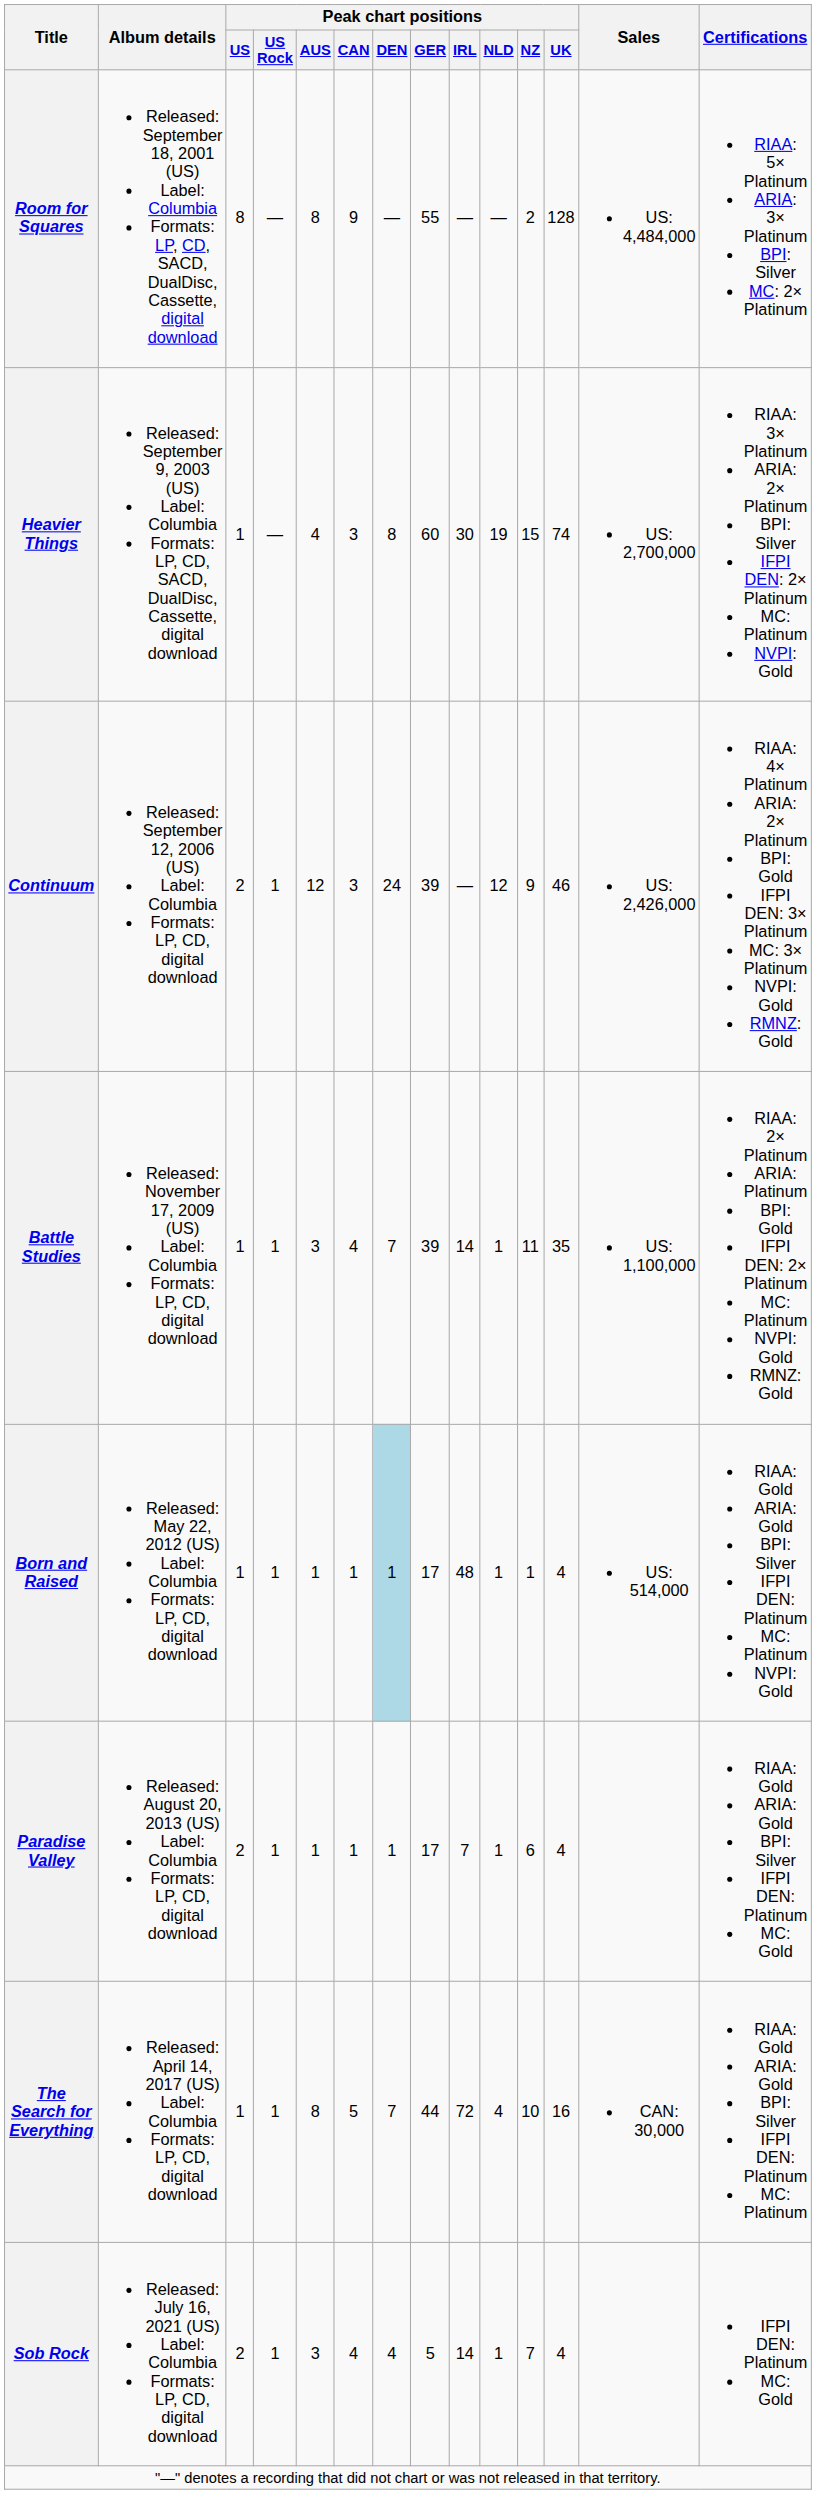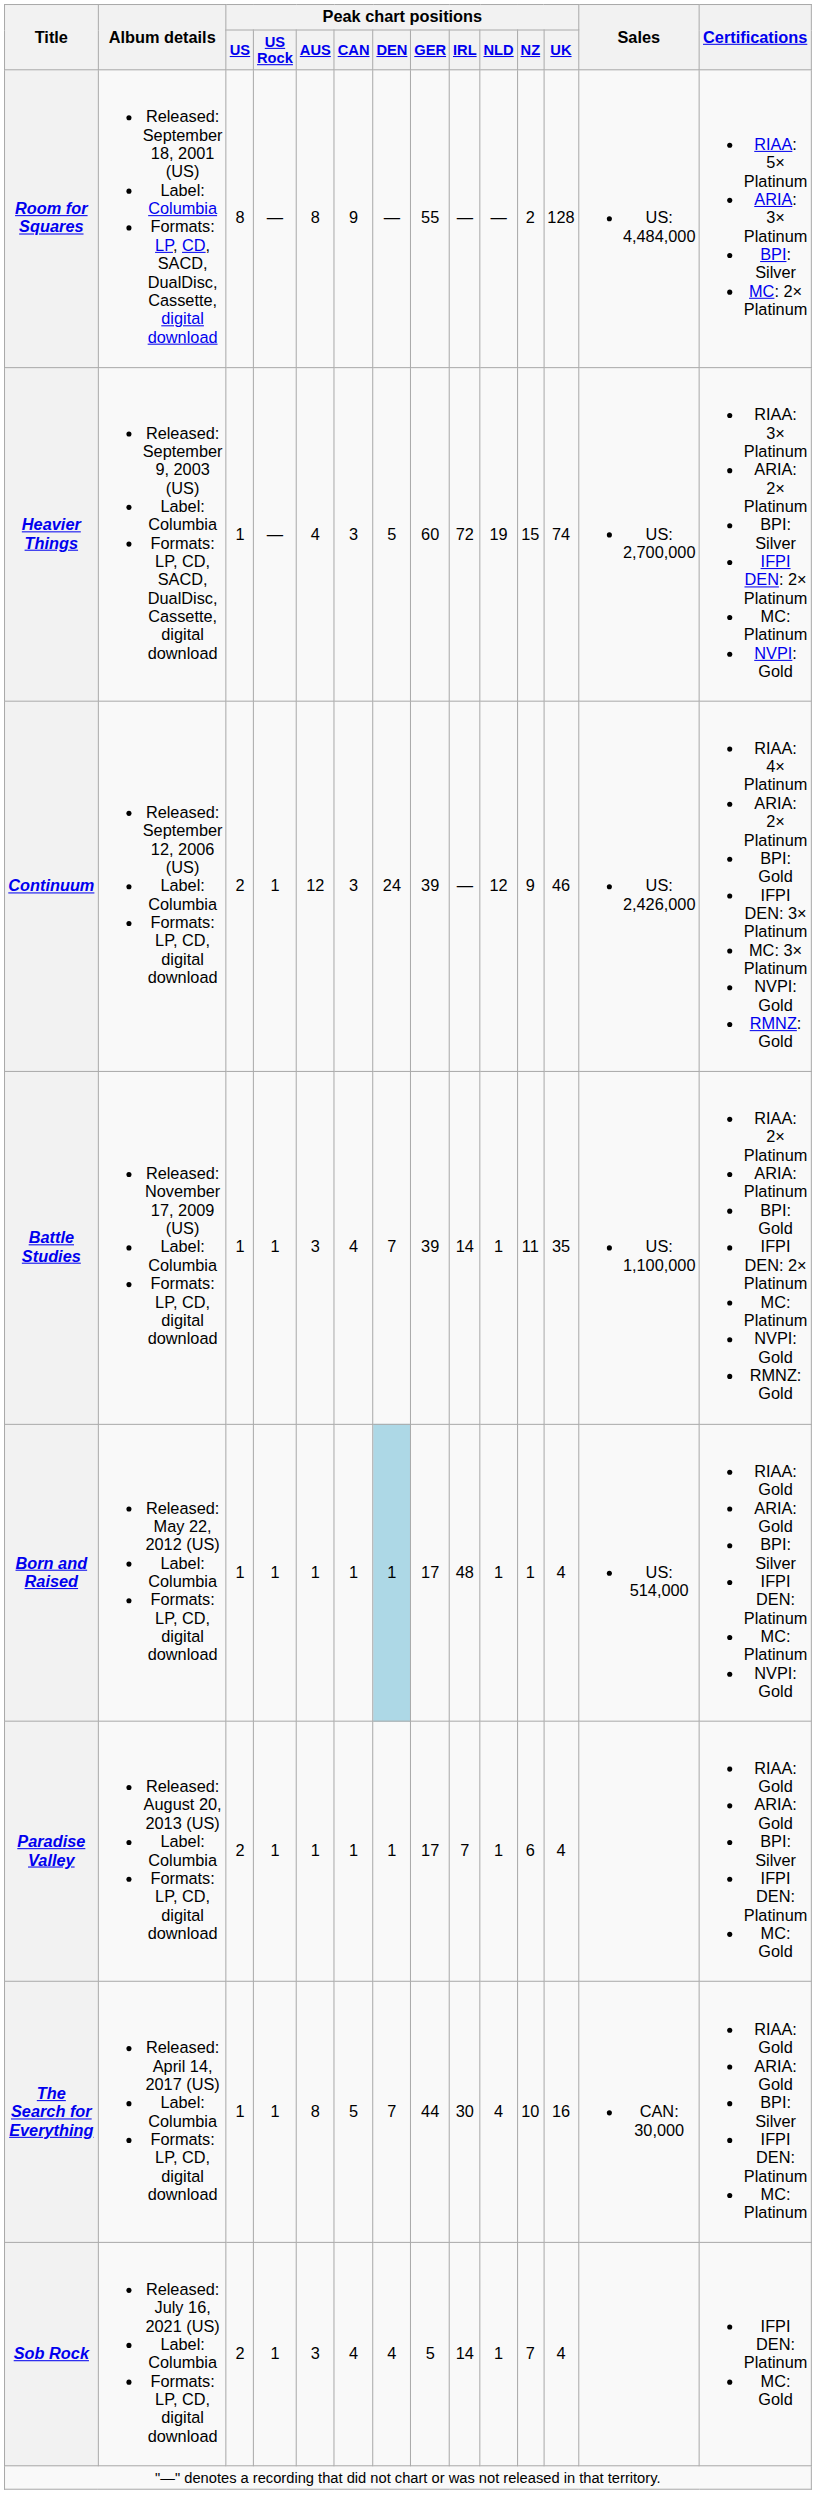(392, 534) 8 -> (392, 534) 5
(465, 534) 30 -> (465, 534) 72
(465, 2111) 72 -> (465, 2111) 30
